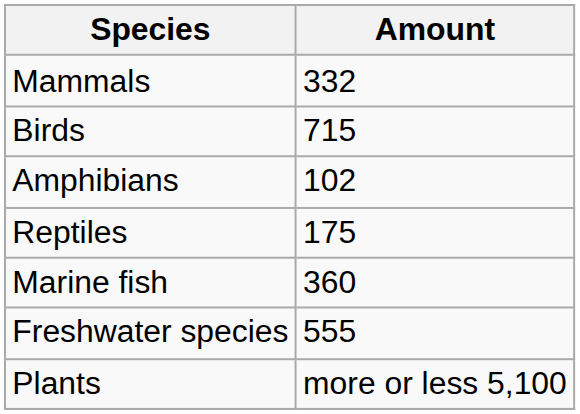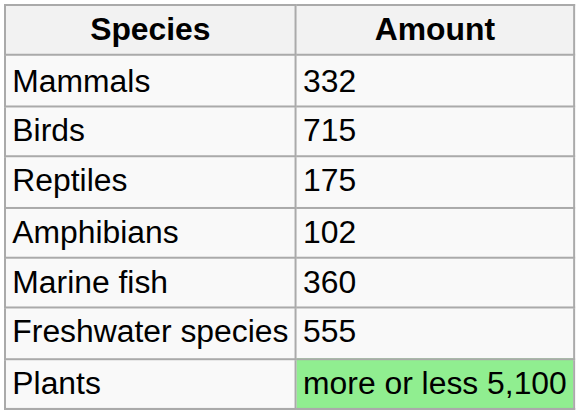rows swapped: (70, 231) <-> (96, 181)
(435, 383) no background -> (435, 383) lightgreen background
